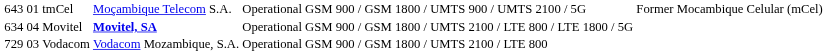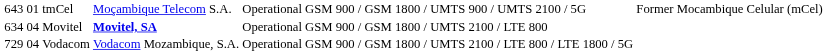(469, 26) GSM 900 / GSM 1800 / UMTS 2100 / LTE 800 / LTE 1800 / 5G -> (426, 26) GSM 900 / GSM 1800 / UMTS 2100 / LTE 800
(33, 44) 03 -> (33, 44) 04
(426, 44) GSM 900 / GSM 1800 / UMTS 2100 / LTE 800 -> (469, 44) GSM 900 / GSM 1800 / UMTS 2100 / LTE 800 / LTE 1800 / 5G
